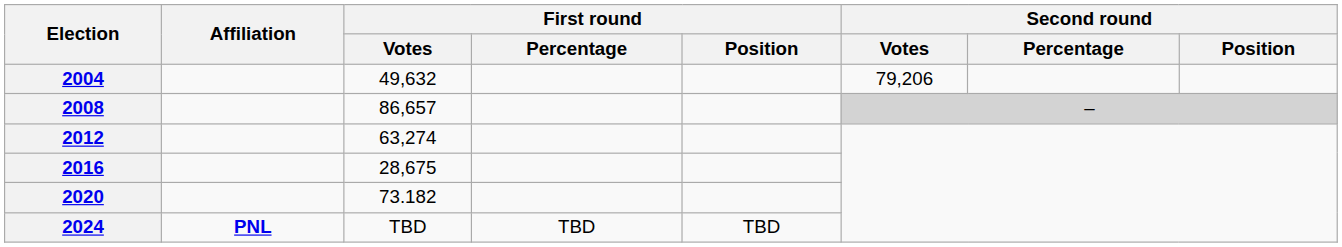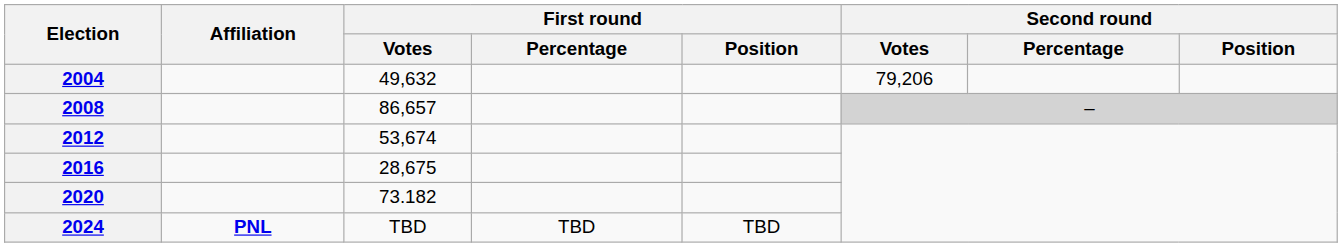(408, 138) 63,274 -> (408, 138) 53,674
